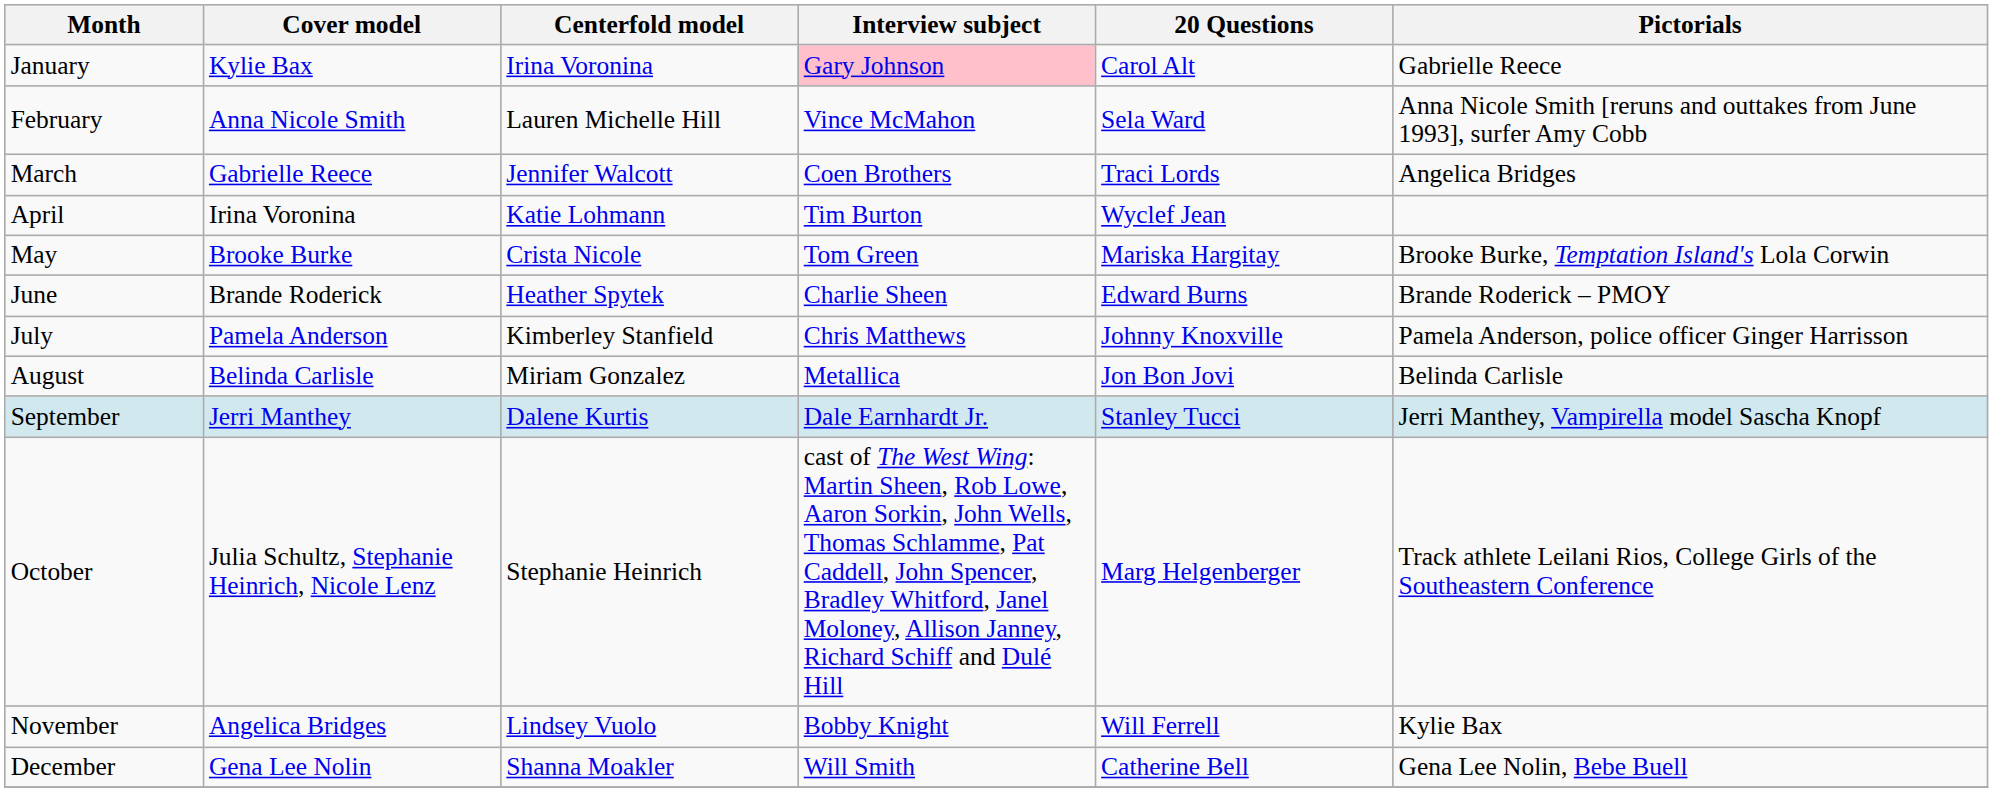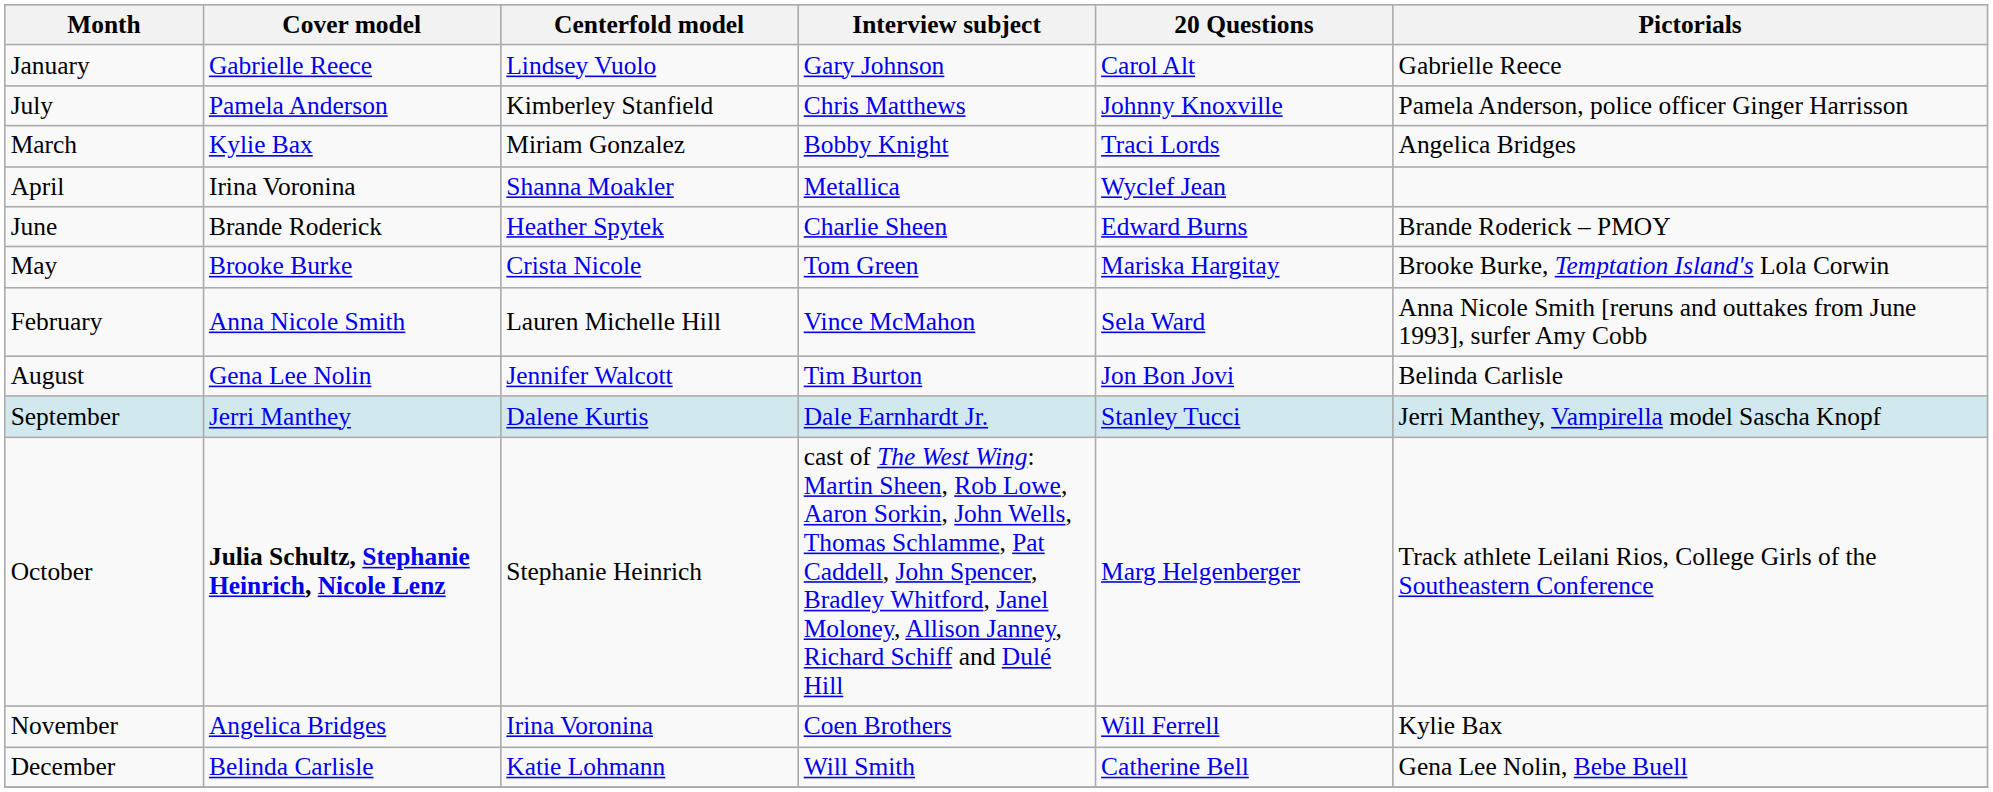(261, 65) Kylie Bax -> (290, 65) Gabrielle Reece
(580, 65) Irina Voronina -> (581, 65) Lindsey Vuolo
(874, 65) pink background -> (874, 65) no background
rows swapped: (57, 119) <-> (32, 335)
(290, 174) Gabrielle Reece -> (261, 145) Kylie Bax
(589, 174) Jennifer Walcott -> (596, 145) Miriam Gonzalez
(878, 174) Coen Brothers -> (876, 145) Bobby Knight
(586, 214) Katie Lohmann -> (590, 186) Shanna Moakler
(863, 214) Tim Burton -> (852, 186) Metallica
rows swapped: (34, 255) <-> (34, 295)
(291, 376) Belinda Carlisle -> (290, 376) Gena Lee Nolin
(596, 376) Miriam Gonzalez -> (589, 376) Jennifer Walcott
(852, 376) Metallica -> (863, 376) Tim Burton
(331, 571) normal -> (339, 571) bold
(581, 726) Lindsey Vuolo -> (580, 726) Irina Voronina
(876, 726) Bobby Knight -> (878, 726) Coen Brothers
(290, 766) Gena Lee Nolin -> (291, 766) Belinda Carlisle
(590, 766) Shanna Moakler -> (586, 766) Katie Lohmann
